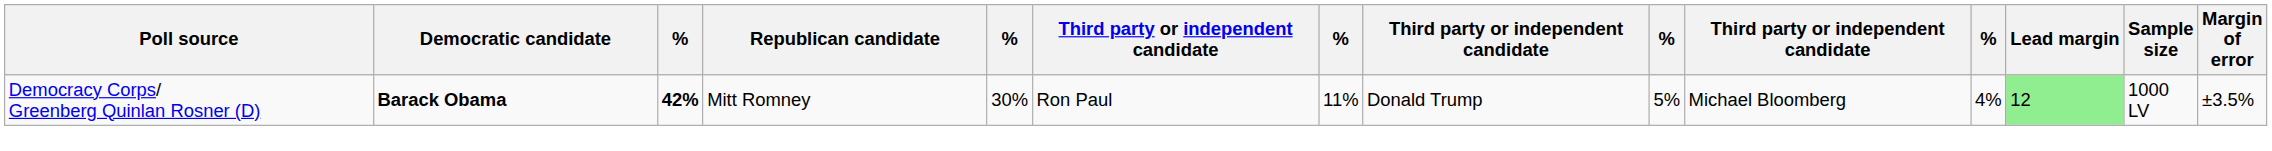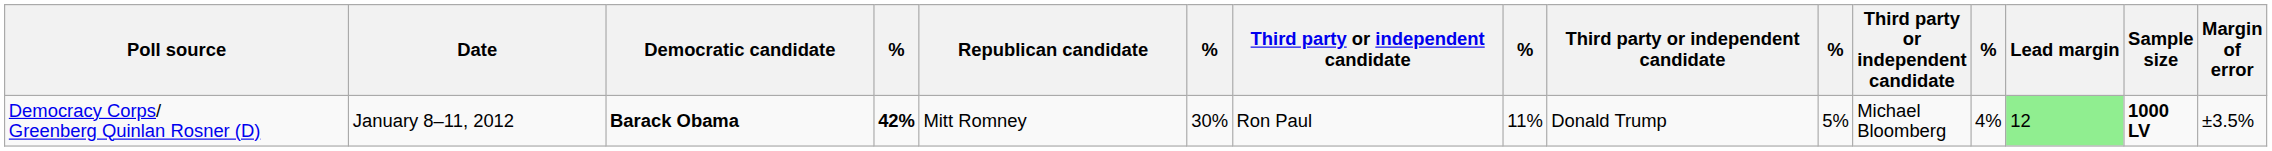+ column: (477, 50)
(2149, 100) normal -> (2149, 120) bold
